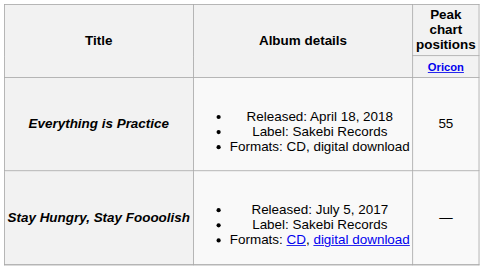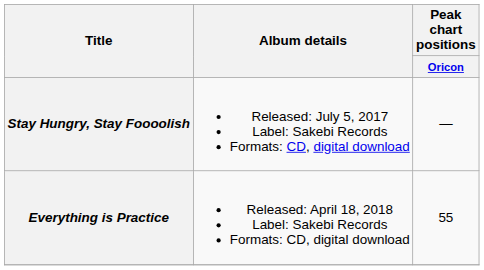rows swapped: (99, 217) <-> (99, 124)
